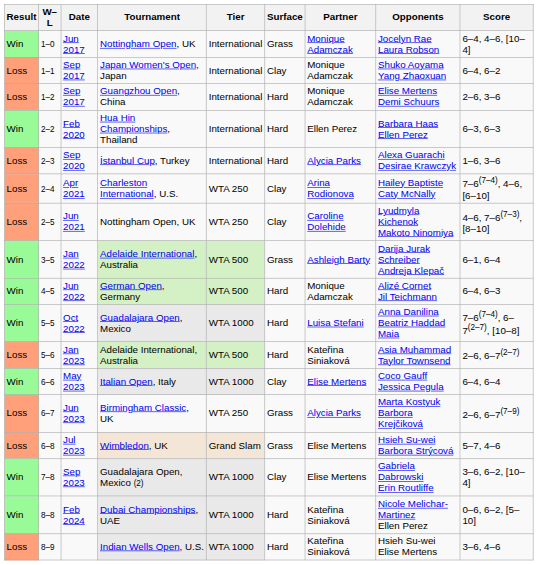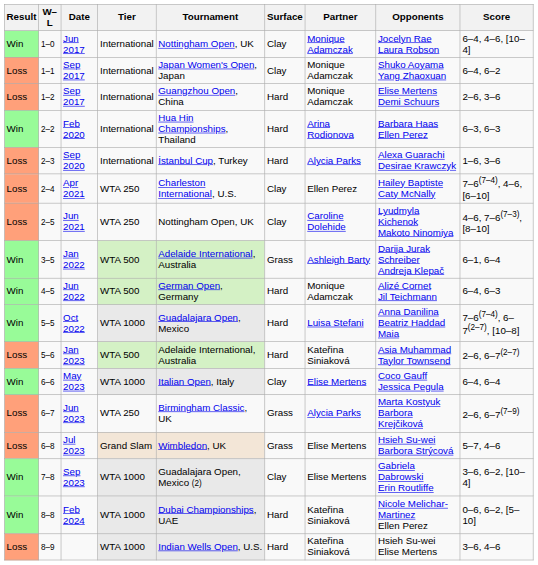columns swapped: (152, 17) <-> (236, 17)
(280, 44) Grass -> (277, 44) Clay
(332, 129) Ellen Perez -> (331, 129) Arina Rodionova
(331, 188) Arina Rodionova -> (332, 188) Ellen Perez
